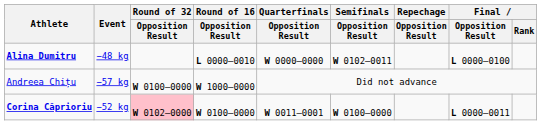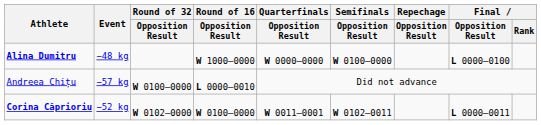(225, 61) L 0000–0010 -> (225, 61) W 1000–0000
(362, 61) W 0102–0011 -> (362, 61) W 0100–0000
(225, 87) W 1000–0000 -> (225, 87) L 0000–0010
(162, 112) pink background -> (162, 112) no background
(362, 112) W 0100–0000 -> (362, 112) W 0102–0011
